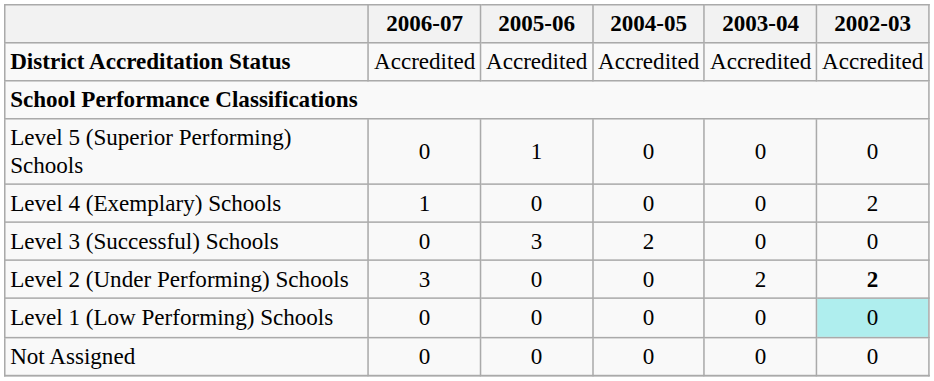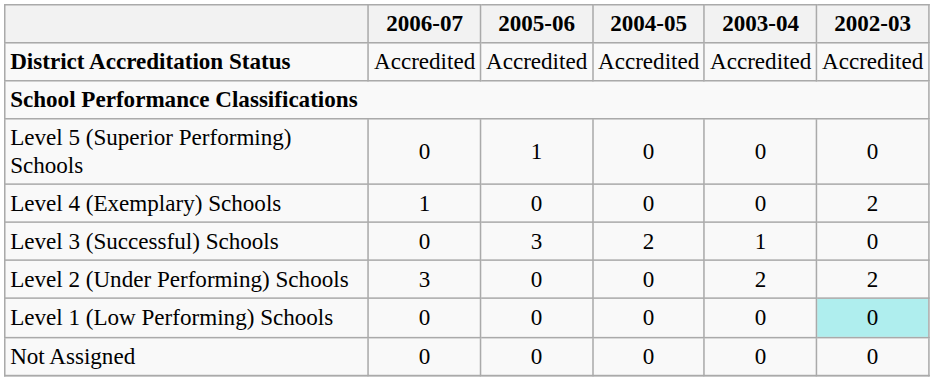(761, 241) 0 -> (761, 241) 1
(873, 279) bold -> (873, 279) normal
